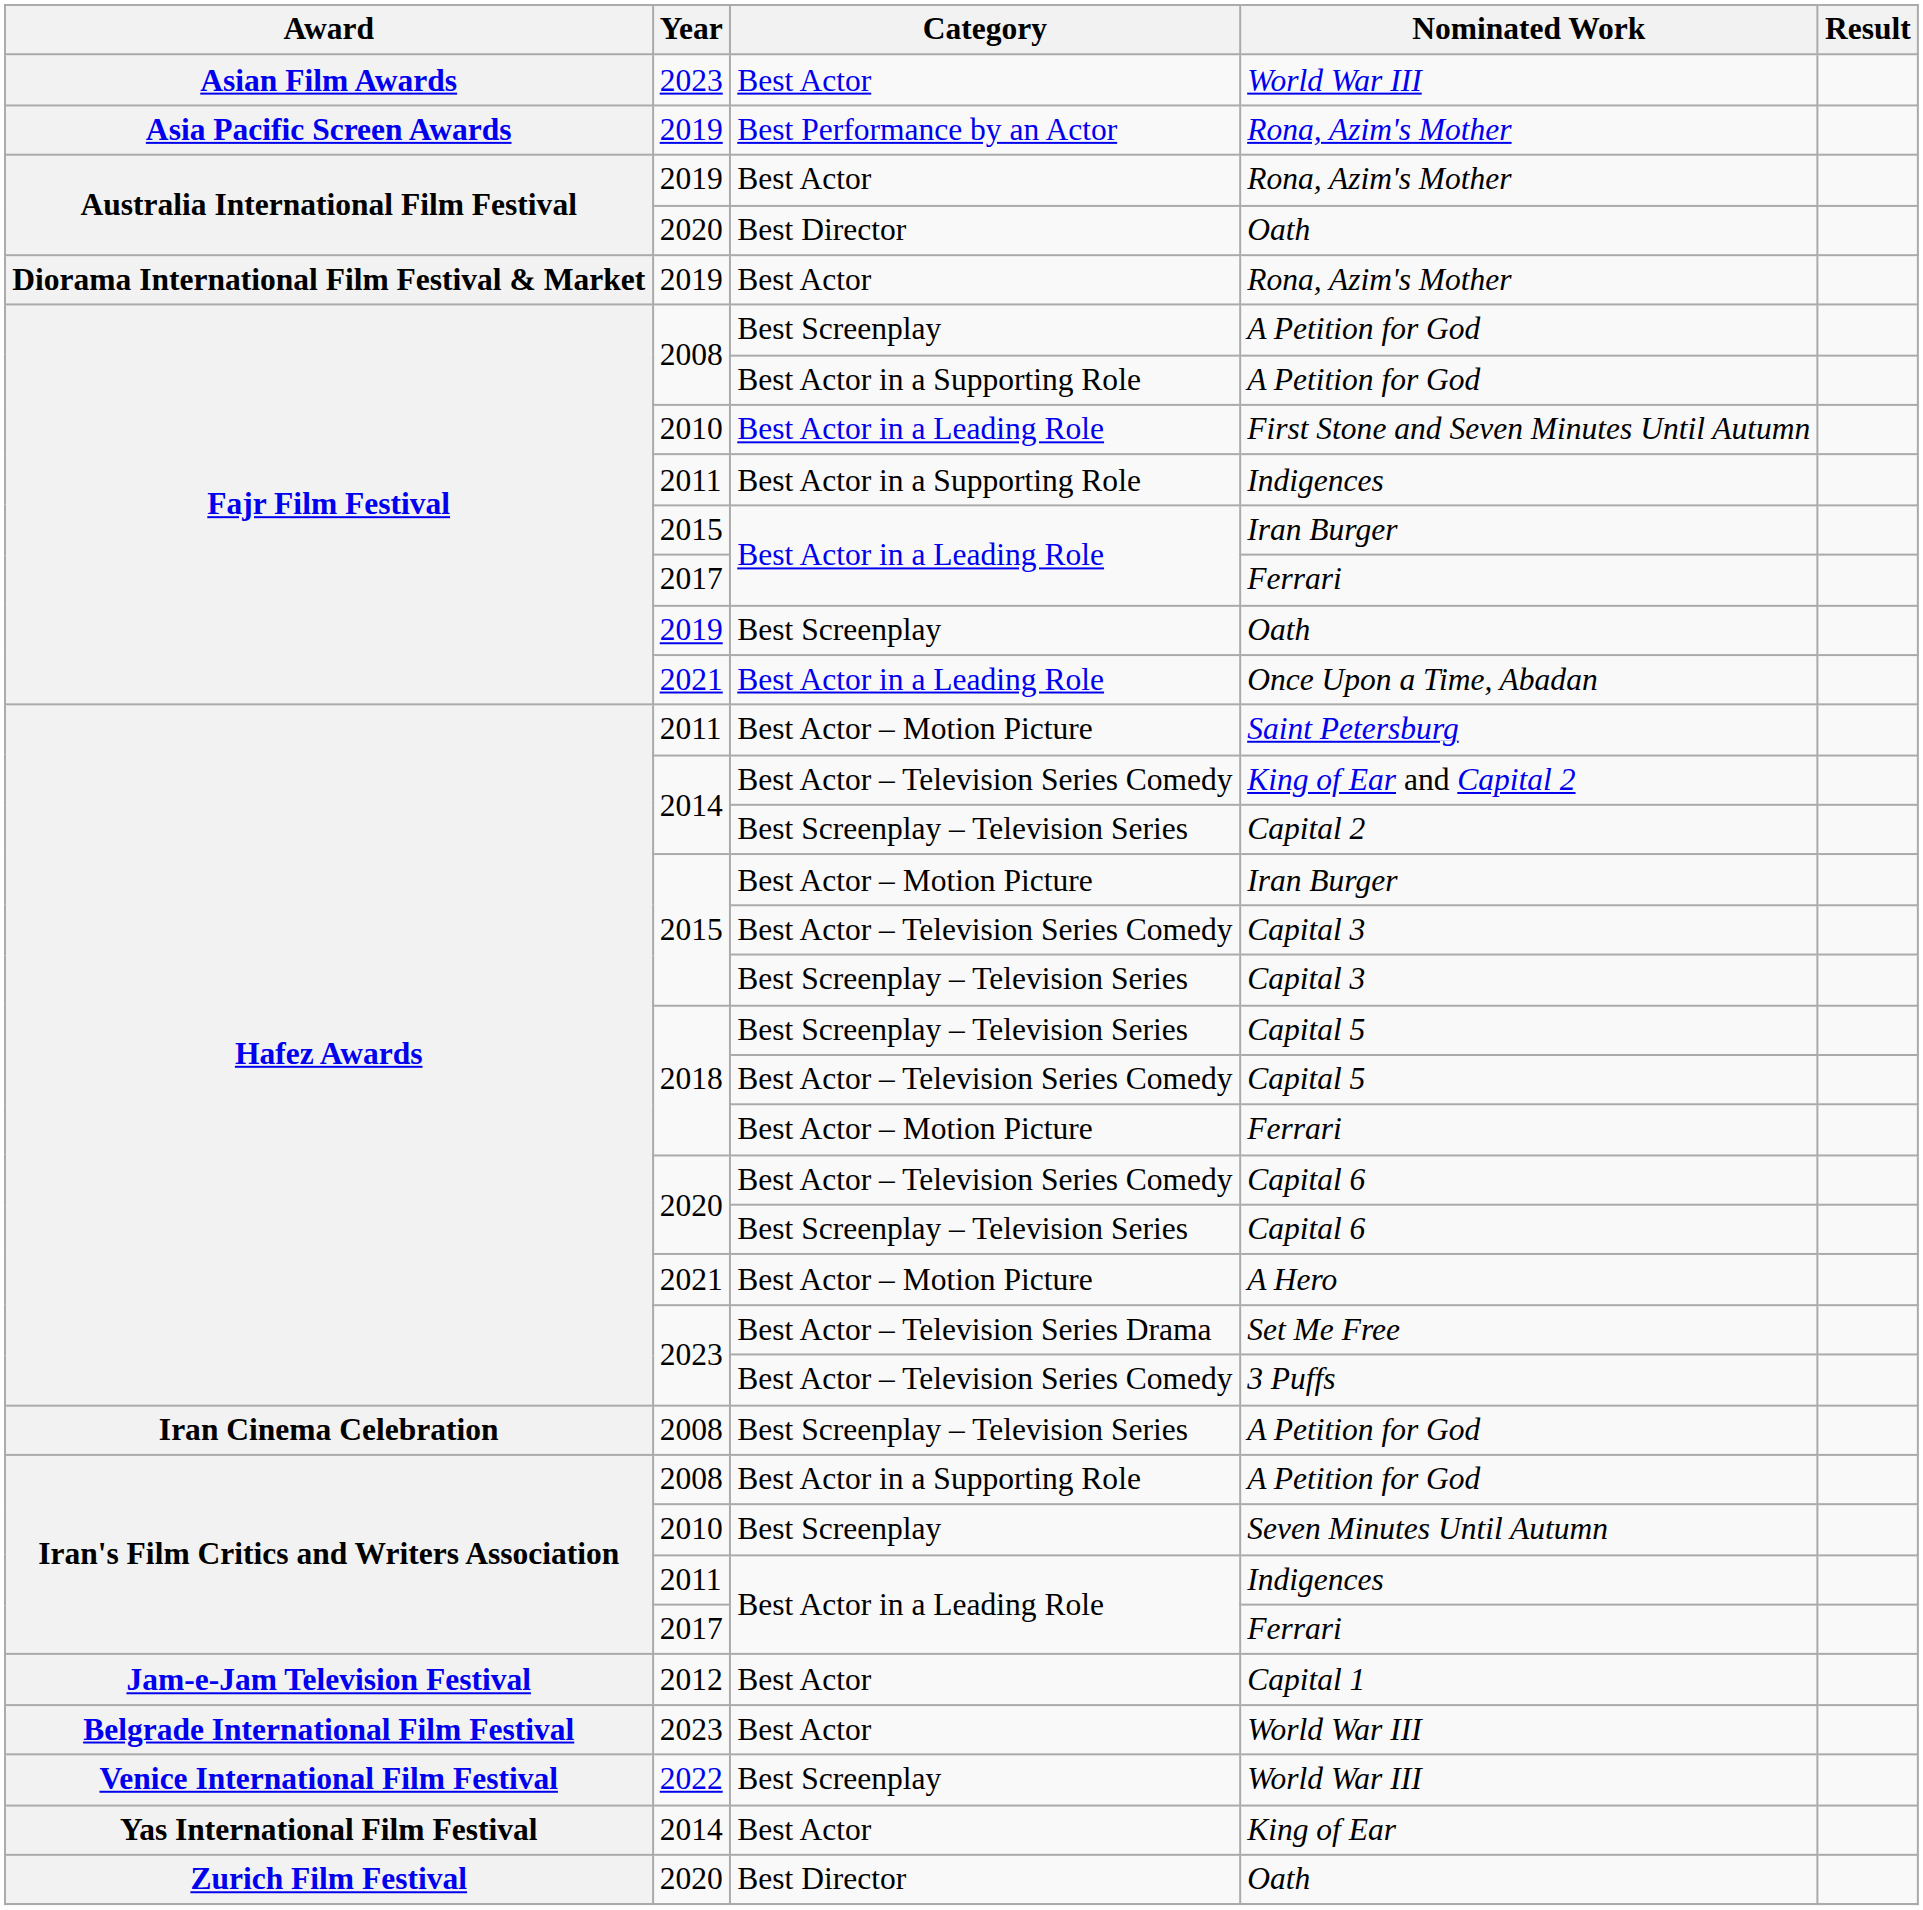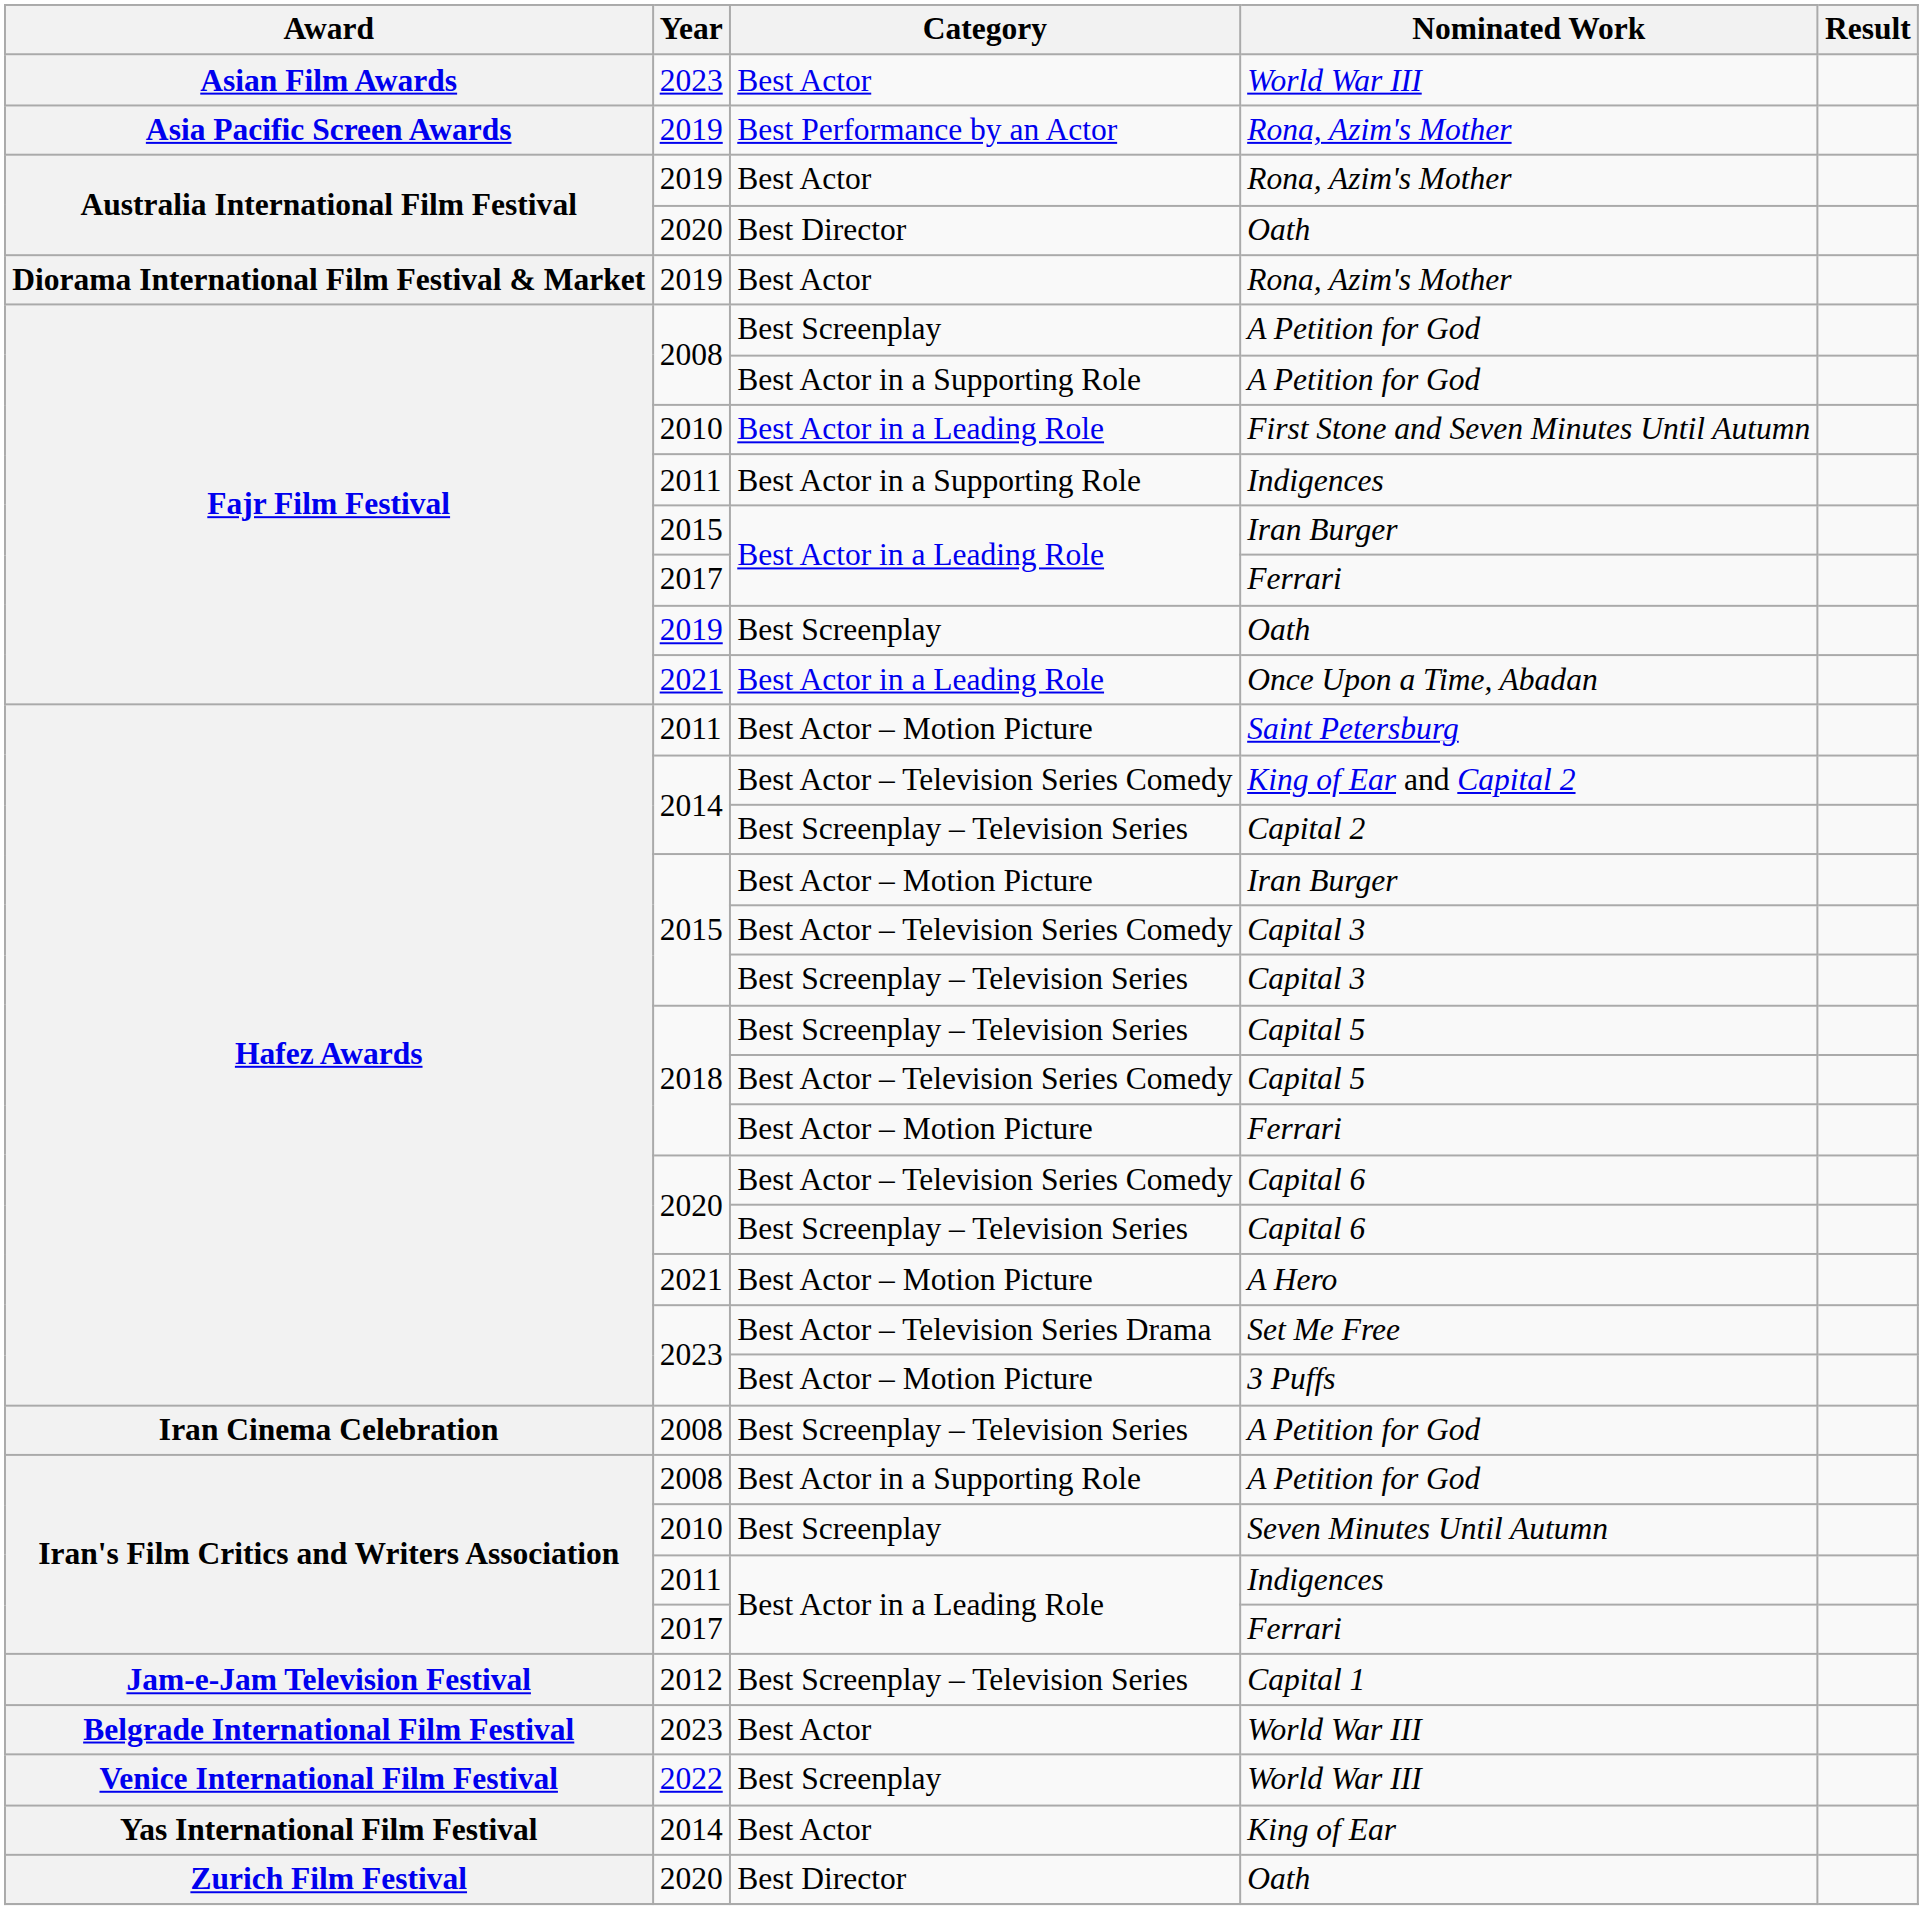(985, 1379) Best Actor – Television Series Comedy -> (915, 1379) Best Actor – Motion Picture
(804, 1679) Best Actor -> (963, 1679) Best Screenplay – Television Series
